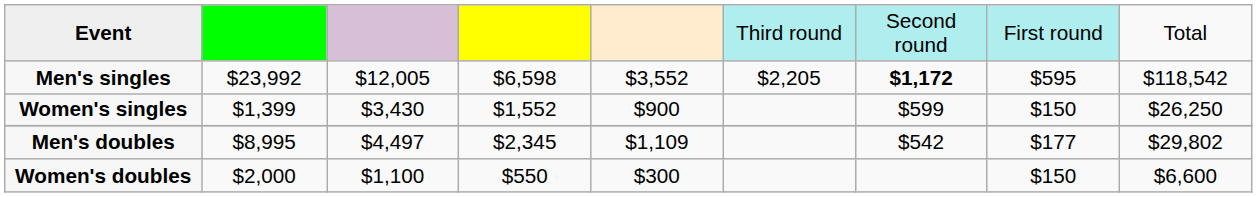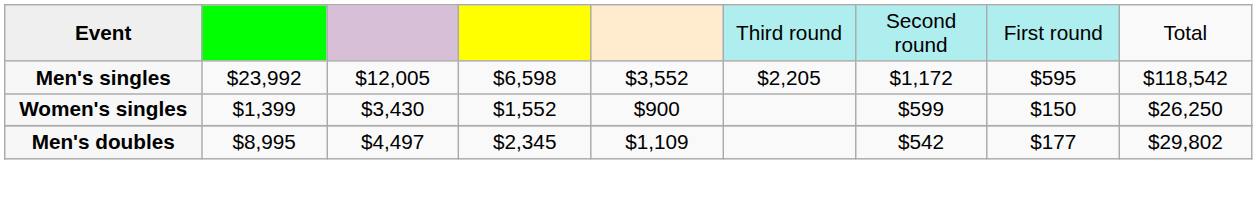(921, 77) bold -> (921, 77) normal
- row: (103, 176)
